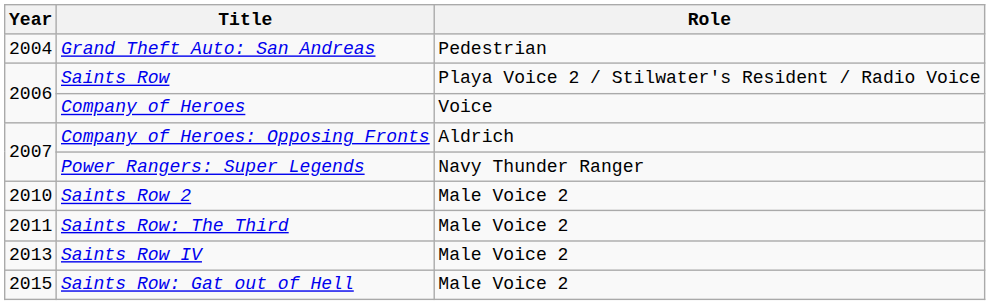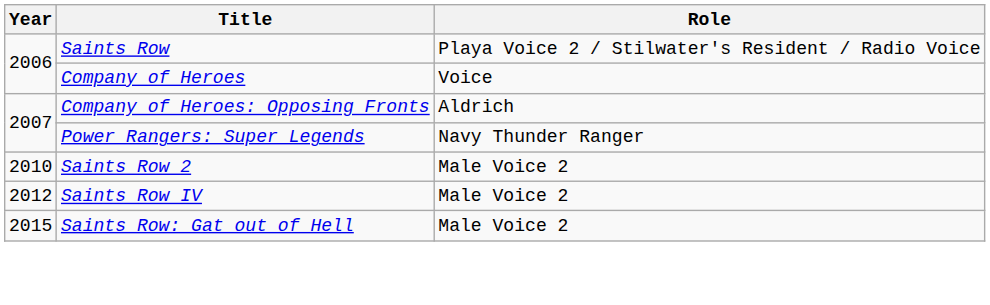- row: (218, 49)
- row: (175, 226)
(31, 255) 2013 -> (31, 196) 2012
